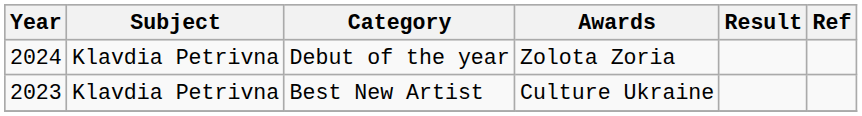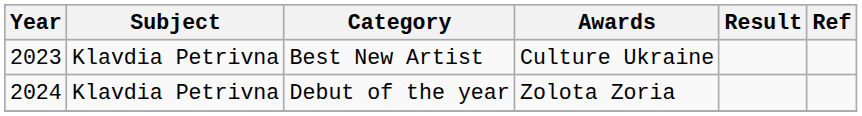rows swapped: (387, 93) <-> (400, 58)
